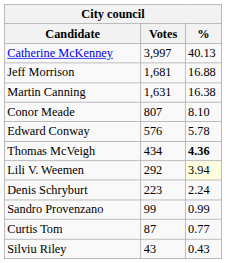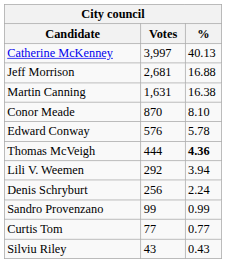(158, 72) 1,681 -> (158, 72) 2,681
(153, 111) 807 -> (153, 111) 870
(153, 151) 434 -> (153, 151) 444
(199, 170) lightyellow background -> (199, 170) no background
(153, 190) 223 -> (153, 190) 256
(150, 229) 87 -> (150, 229) 77
